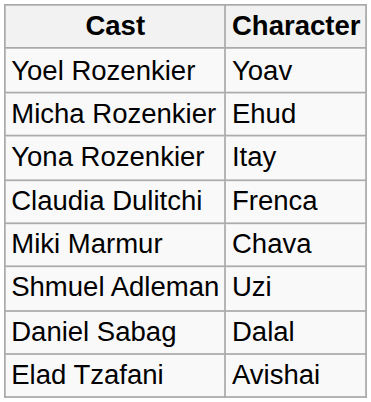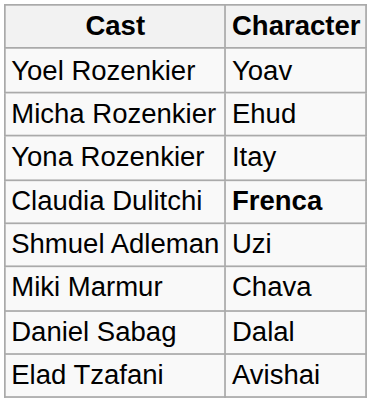(275, 200) normal -> (277, 200) bold
rows swapped: (87, 244) <-> (115, 288)
